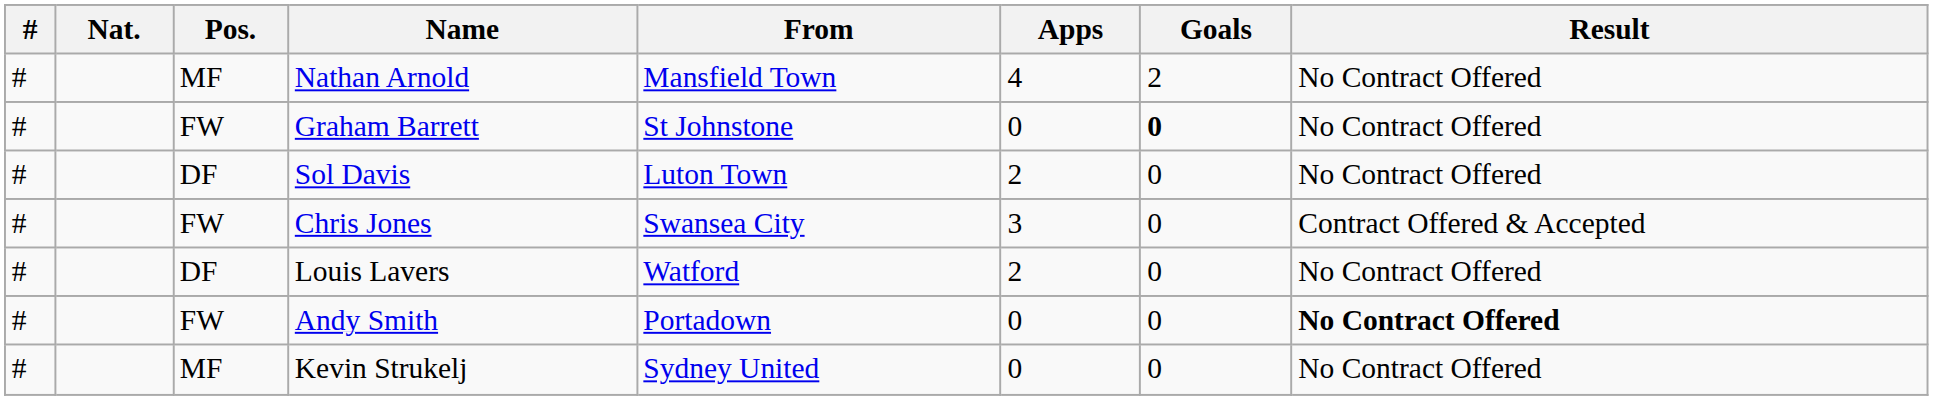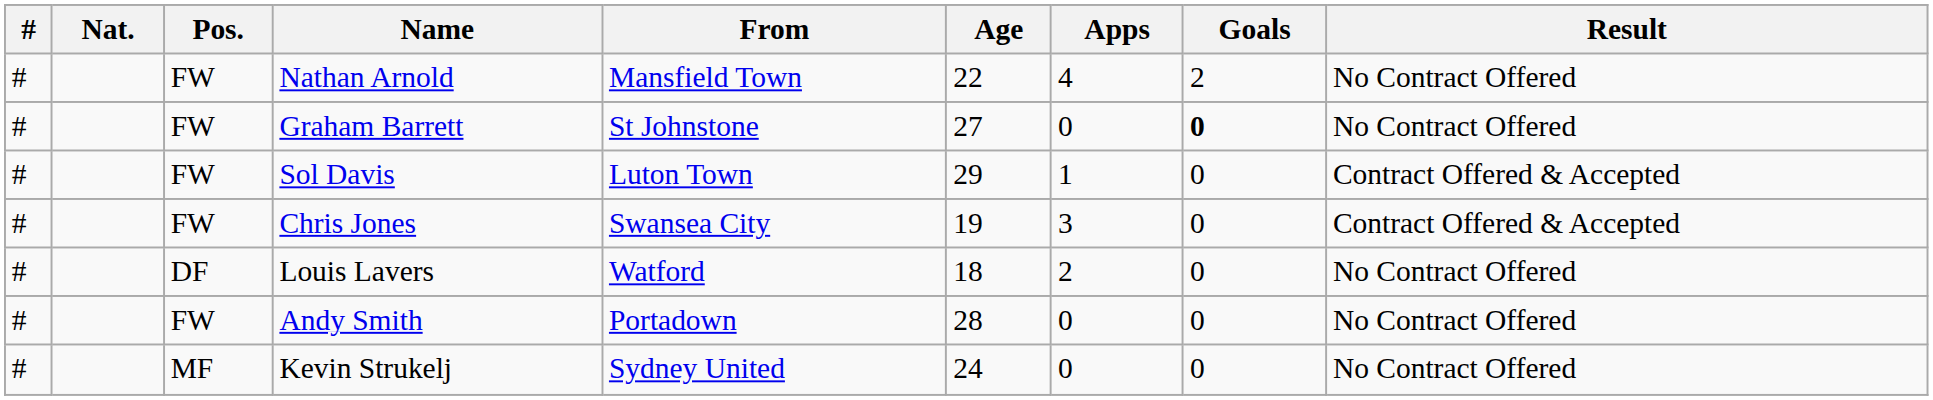+ column: (999, 28)
(201, 77) MF -> (193, 77) FW
(199, 174) DF -> (193, 174) FW
(1015, 174) 2 -> (1065, 174) 1
(1420, 174) No Contract Offered -> (1506, 174) Contract Offered & Accepted
(1429, 320) bold -> (1455, 320) normal
